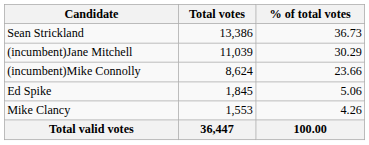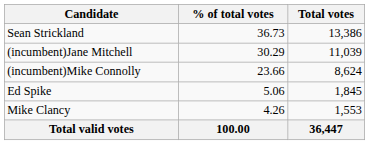columns swapped: (217, 14) <-> (310, 14)
